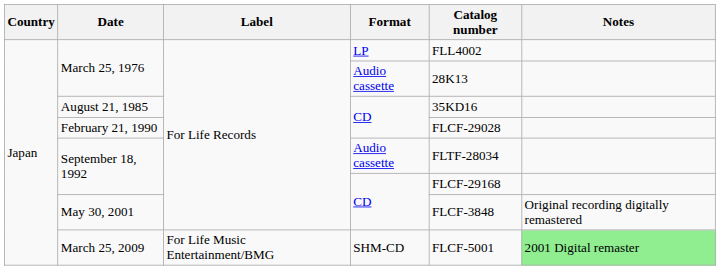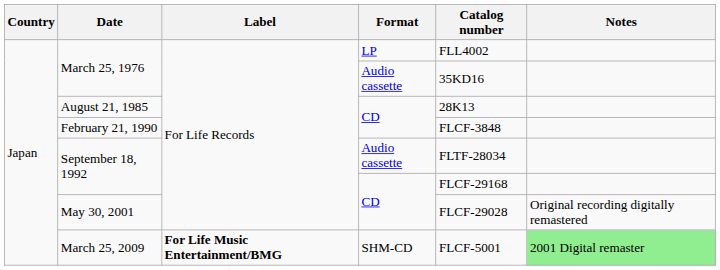(450, 78) 28K13 -> (462, 78) 35KD16
(455, 106) 35KD16 -> (457, 106) 28K13
(466, 127) FLCF-29028 -> (470, 127) FLCF-3848
(463, 212) FLCF-3848 -> (473, 212) FLCF-29028
(220, 247) normal -> (223, 247) bold
